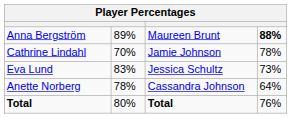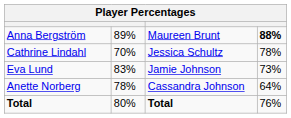(184, 52) Jamie Johnson -> (185, 52) Jessica Schultz
(185, 69) Jessica Schultz -> (184, 69) Jamie Johnson
